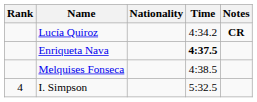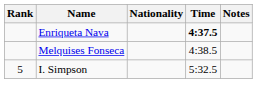- row: (68, 32)
(20, 88) 4 -> (20, 69) 5
